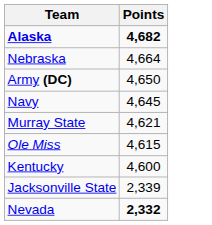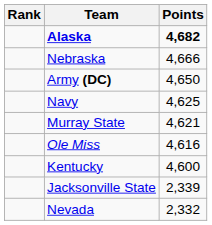+ column: (24, 15)
(143, 58) 4,664 -> (183, 58) 4,666
(143, 101) 4,645 -> (183, 101) 4,625
(143, 144) 4,615 -> (183, 144) 4,616
(143, 209) bold -> (183, 209) normal
